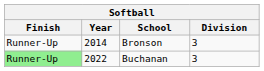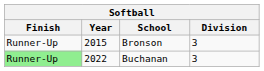(96, 43) 2014 -> (96, 43) 2015
